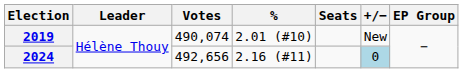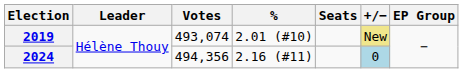(202, 36) 490,074 -> (202, 36) 493,074
(375, 36) no background -> (375, 36) khaki background
(202, 57) 492,656 -> (202, 57) 494,356
